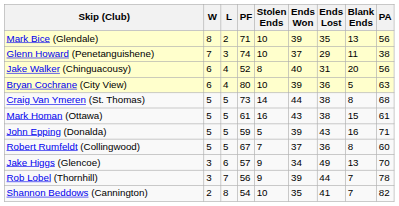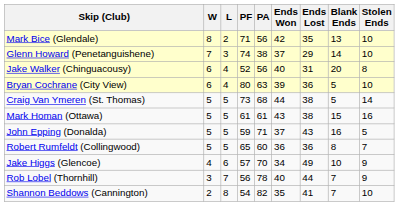columns swapped: (385, 17) <-> (272, 17)
(296, 38) 39 -> (279, 38) 42
(353, 54) 11 -> (336, 54) 14
(350, 100) 8 -> (333, 100) 5
(296, 131) 39 -> (279, 131) 37
(245, 147) 67 -> (245, 147) 65
(296, 147) 37 -> (279, 147) 36
(209, 162) 3 -> (209, 162) 4
(353, 162) 13 -> (336, 162) 10
(296, 178) 39 -> (279, 178) 40
